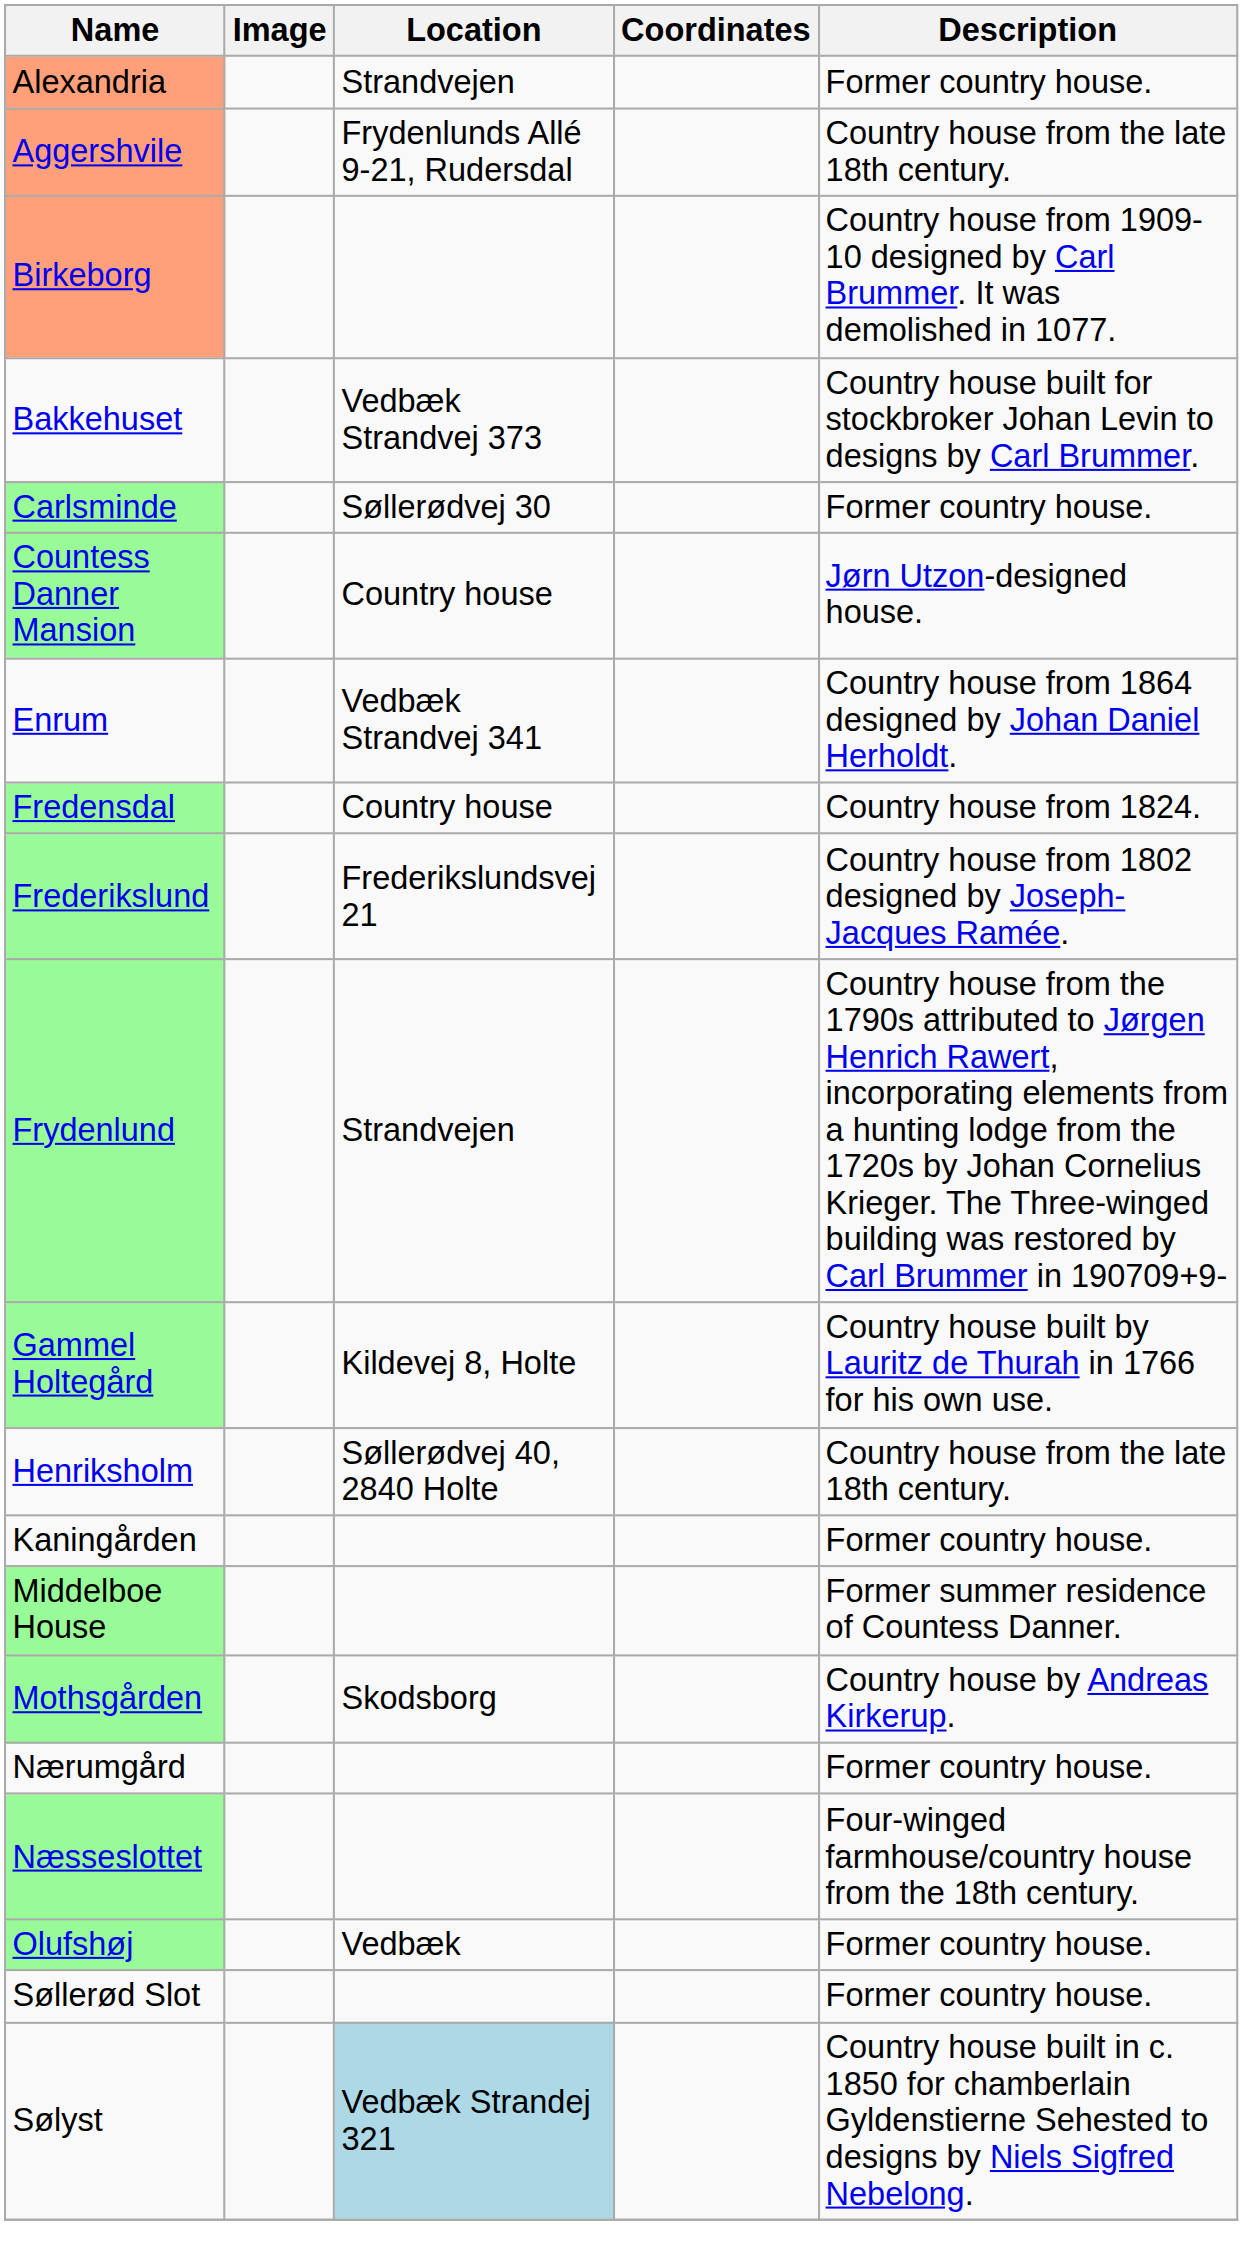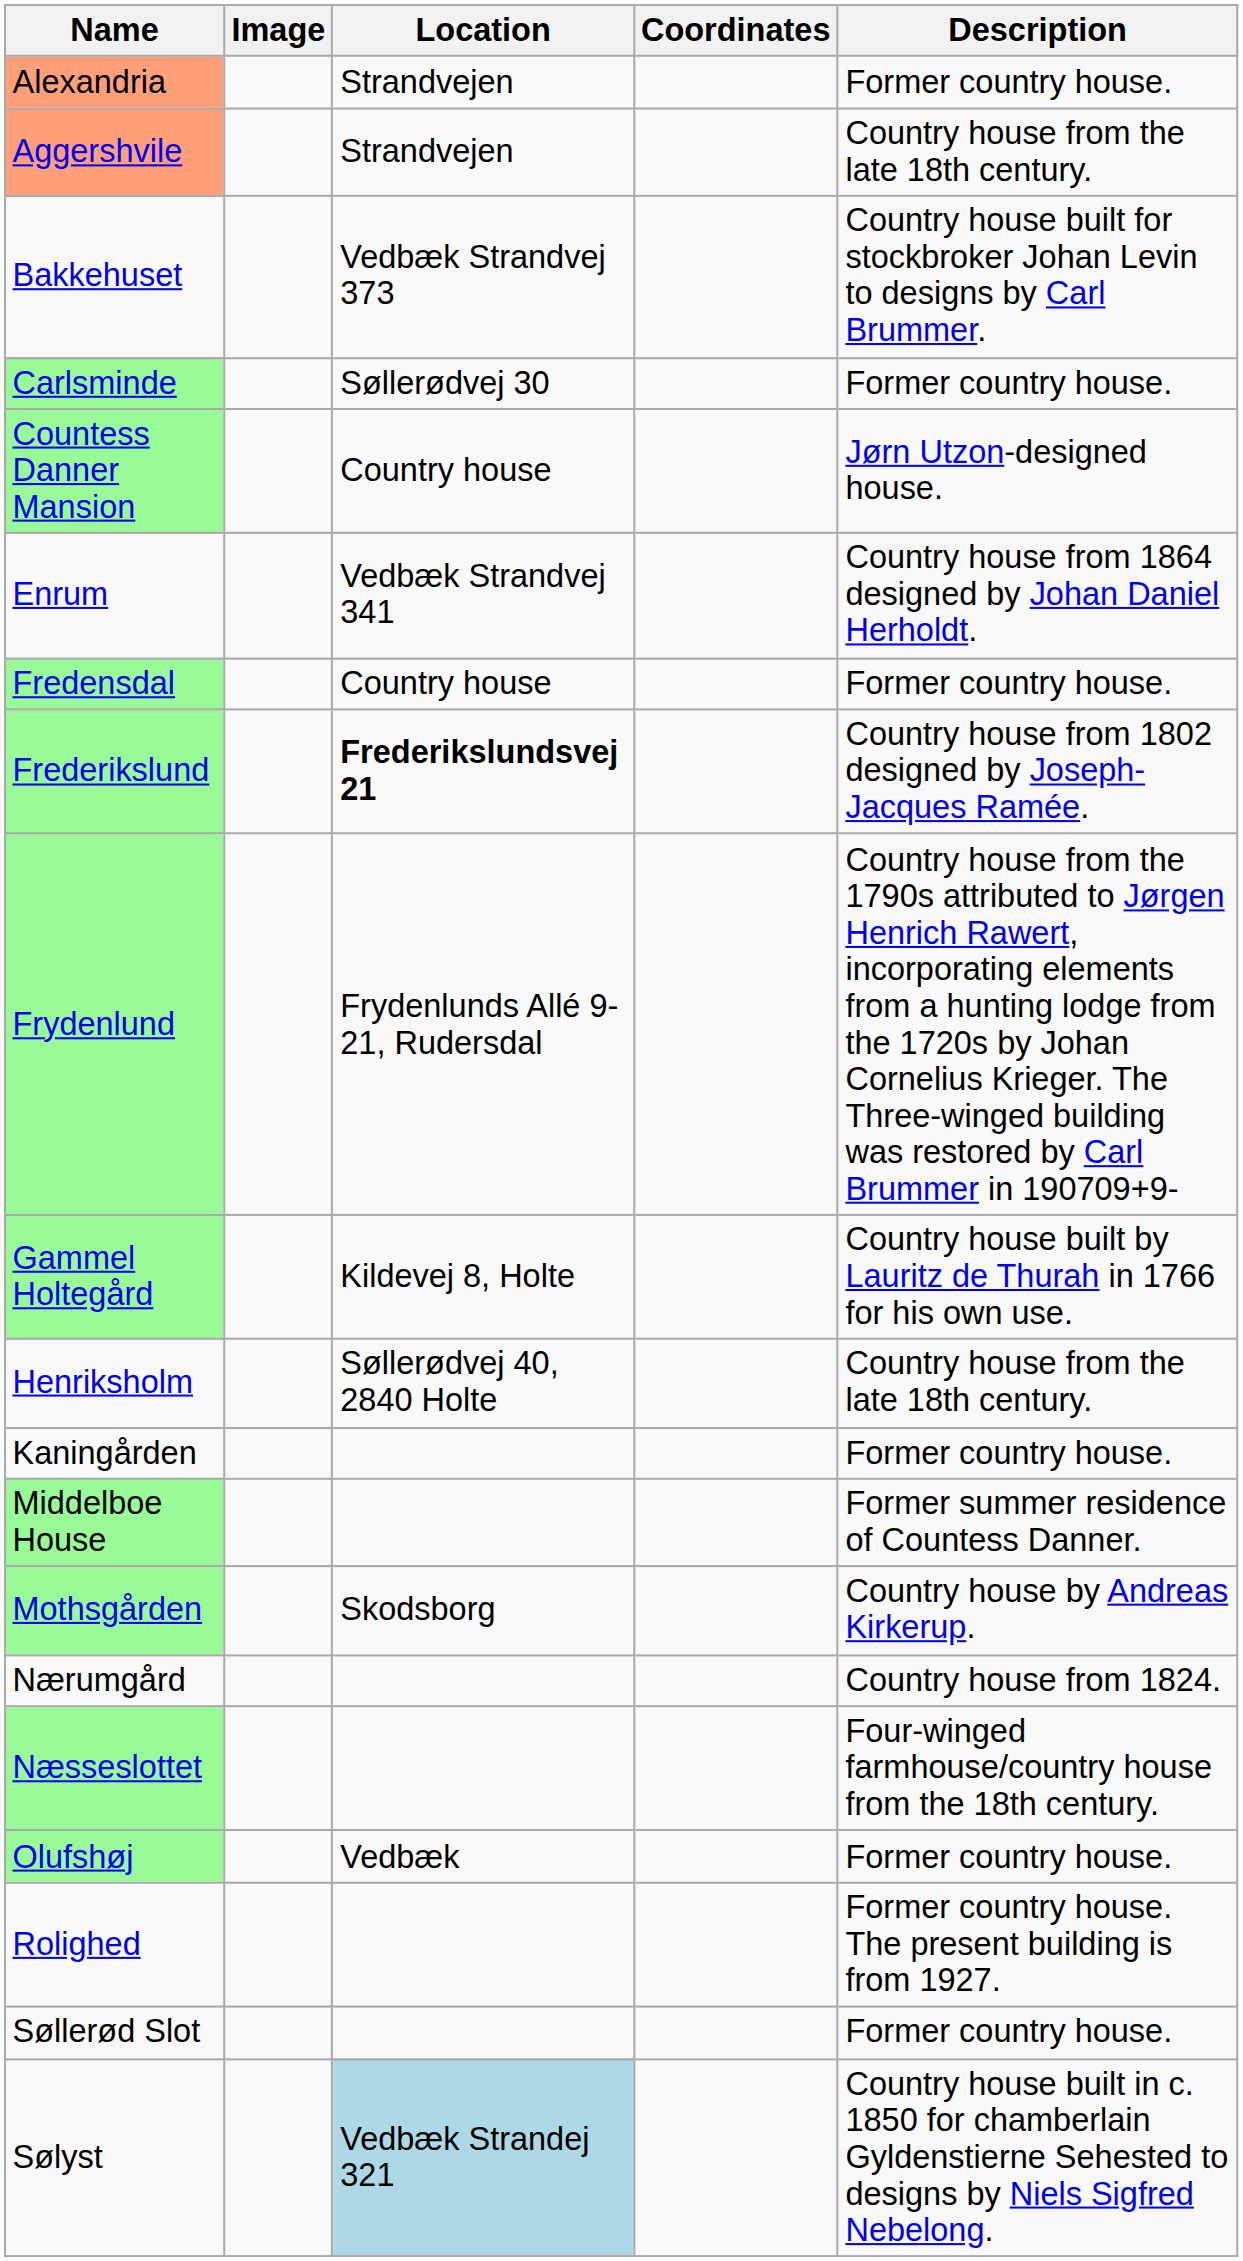(462, 151) Frydenlunds Allé 9-21, Rudersdal -> (427, 151) Strandvejen
- row: (82, 276)
(1013, 807) Country house from 1824. -> (1009, 683) Former country house.
(469, 895) normal -> (479, 771) bold
(428, 1130) Strandvejen -> (479, 1023) Frydenlunds Allé 9-21, Rudersdal
(989, 1767) Former country house. -> (1033, 1679) Country house from 1824.
+ row: (77, 1944)
